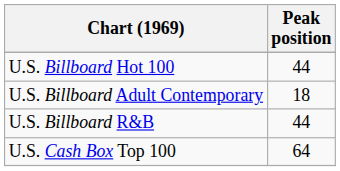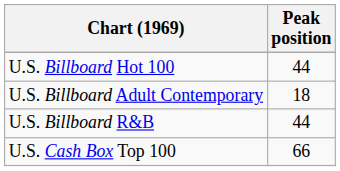(301, 151) 64 -> (301, 151) 66
